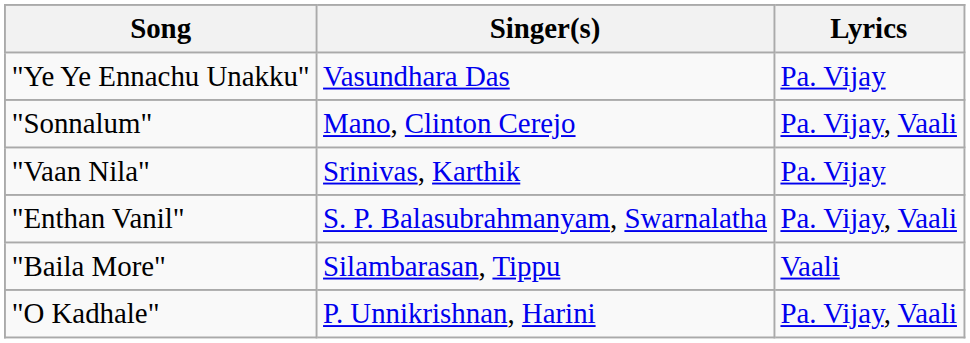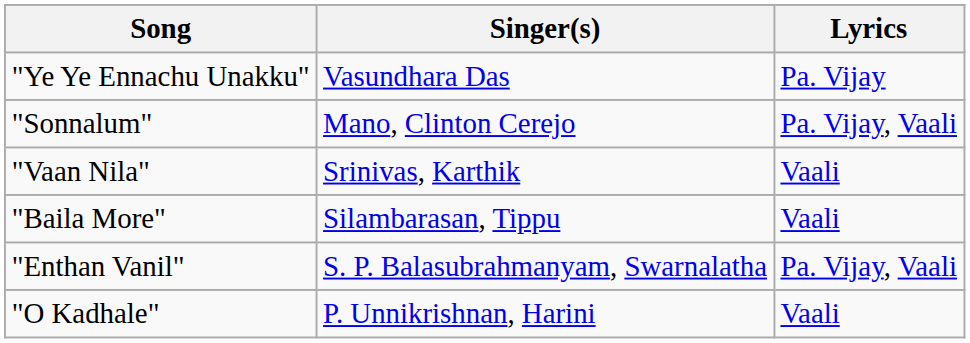(833, 171) Pa. Vijay -> (810, 171) Vaali
rows swapped: (98, 218) <-> (89, 266)
(869, 314) Pa. Vijay, Vaali -> (810, 314) Vaali
